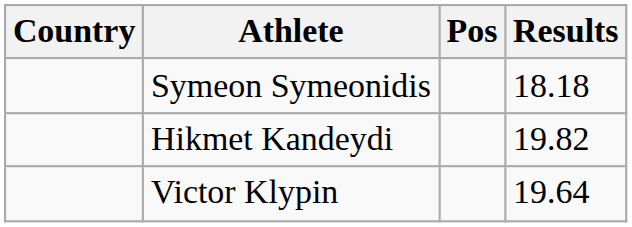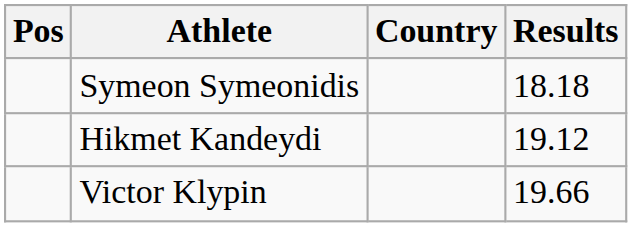columns swapped: (472, 31) <-> (74, 31)
(551, 138) 19.82 -> (551, 138) 19.12
(551, 192) 19.64 -> (551, 192) 19.66
